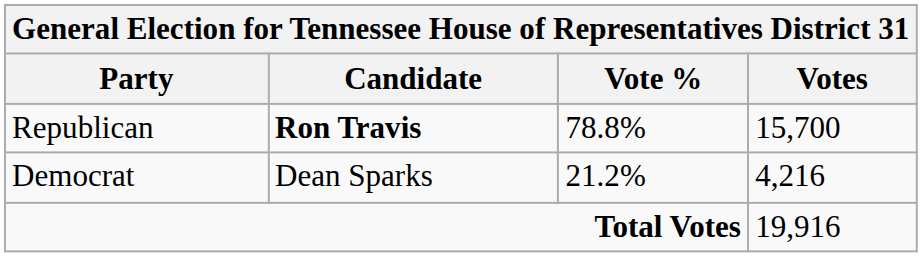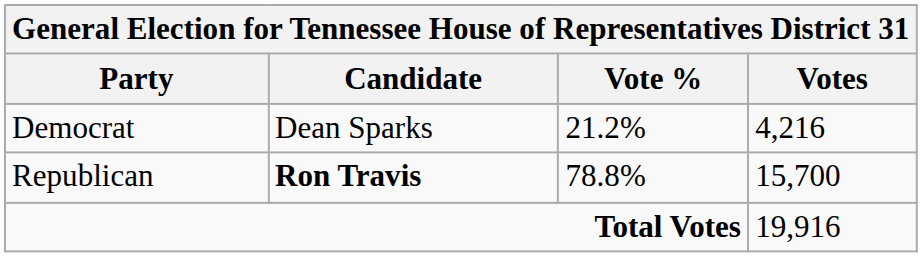rows swapped: (83, 127) <-> (73, 176)
